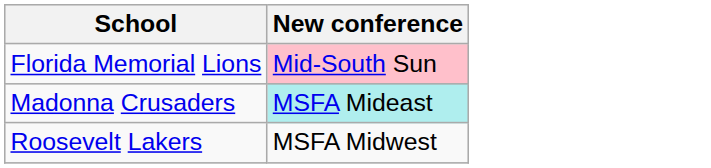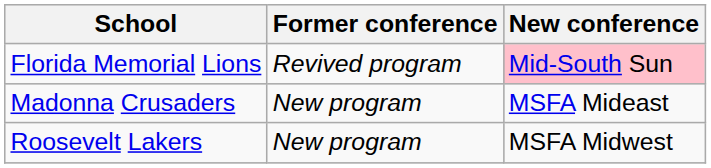+ column: (385, 24)
(353, 102) paleturquoise background -> (589, 102) no background
